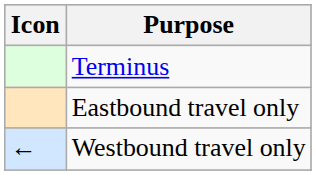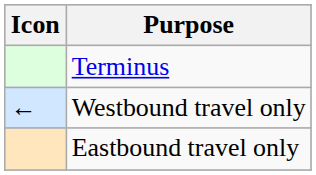rows swapped: (185, 107) <-> (189, 148)
